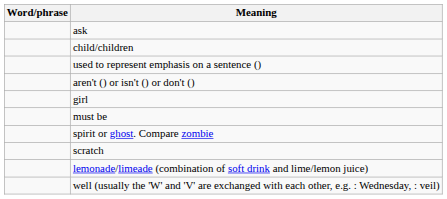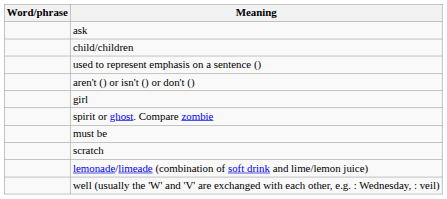rows swapped: (143, 133) <-> (90, 116)
